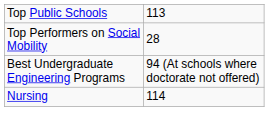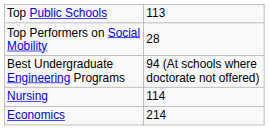+ row: (36, 115)
